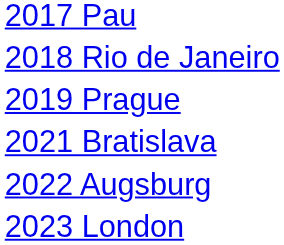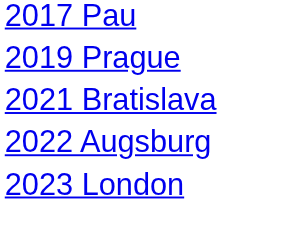- row: (142, 57)
